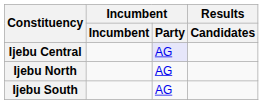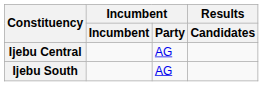(164, 52) lavender background -> (164, 52) no background
- row: (45, 71)
